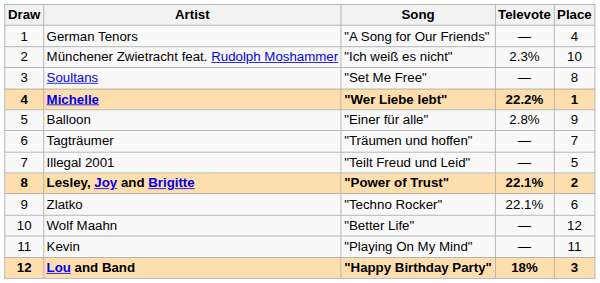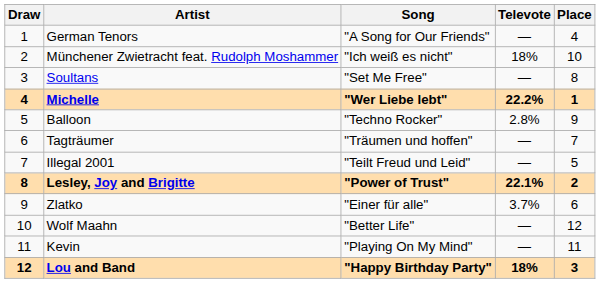(524, 57) 2.3% -> (524, 57) 18%
(386, 120) "Einer für alle" -> (393, 120) "Techno Rocker"
(393, 204) "Techno Rocker" -> (386, 204) "Einer für alle"
(524, 204) 22.1% -> (524, 204) 3.7%
